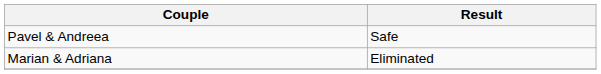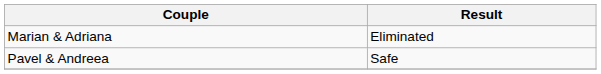rows swapped: (58, 36) <-> (60, 58)
